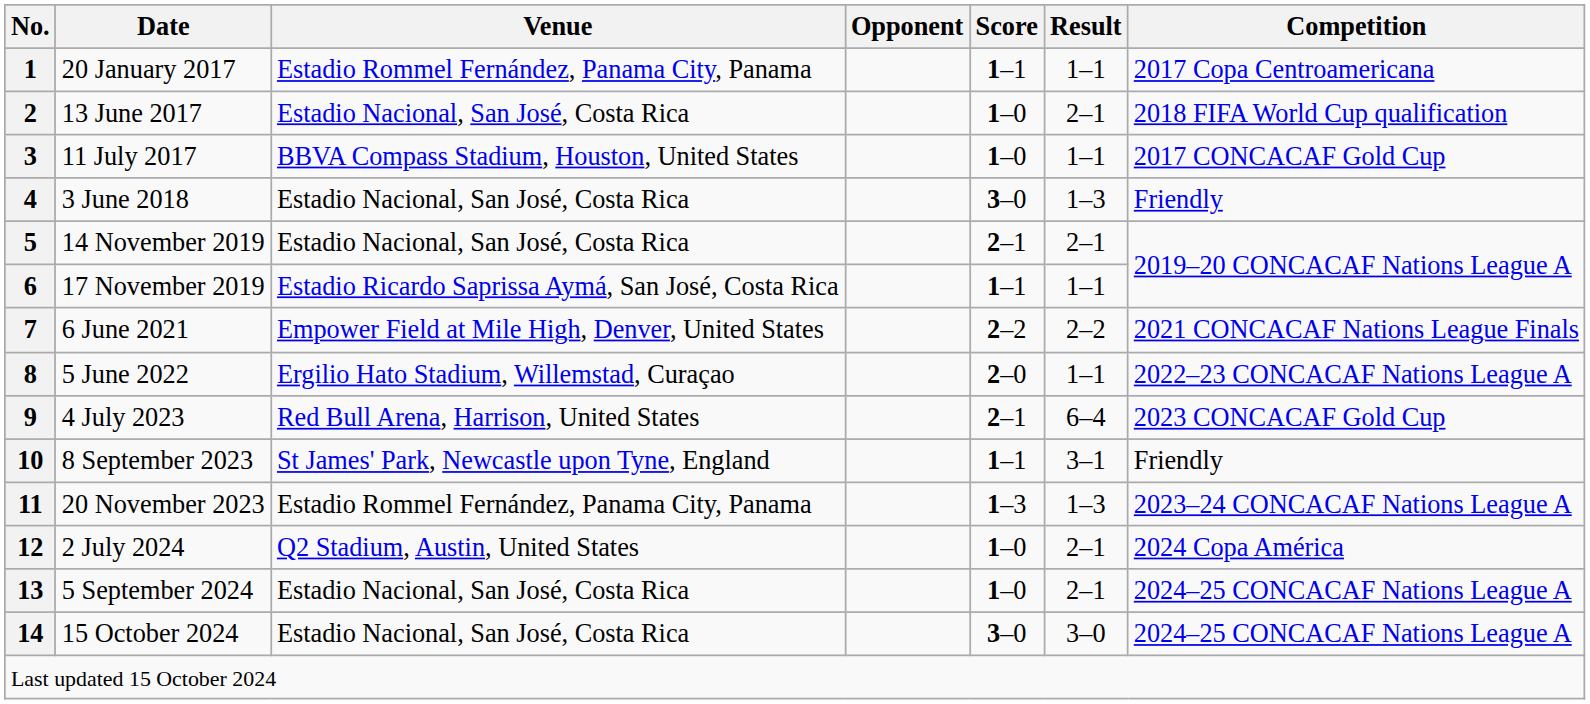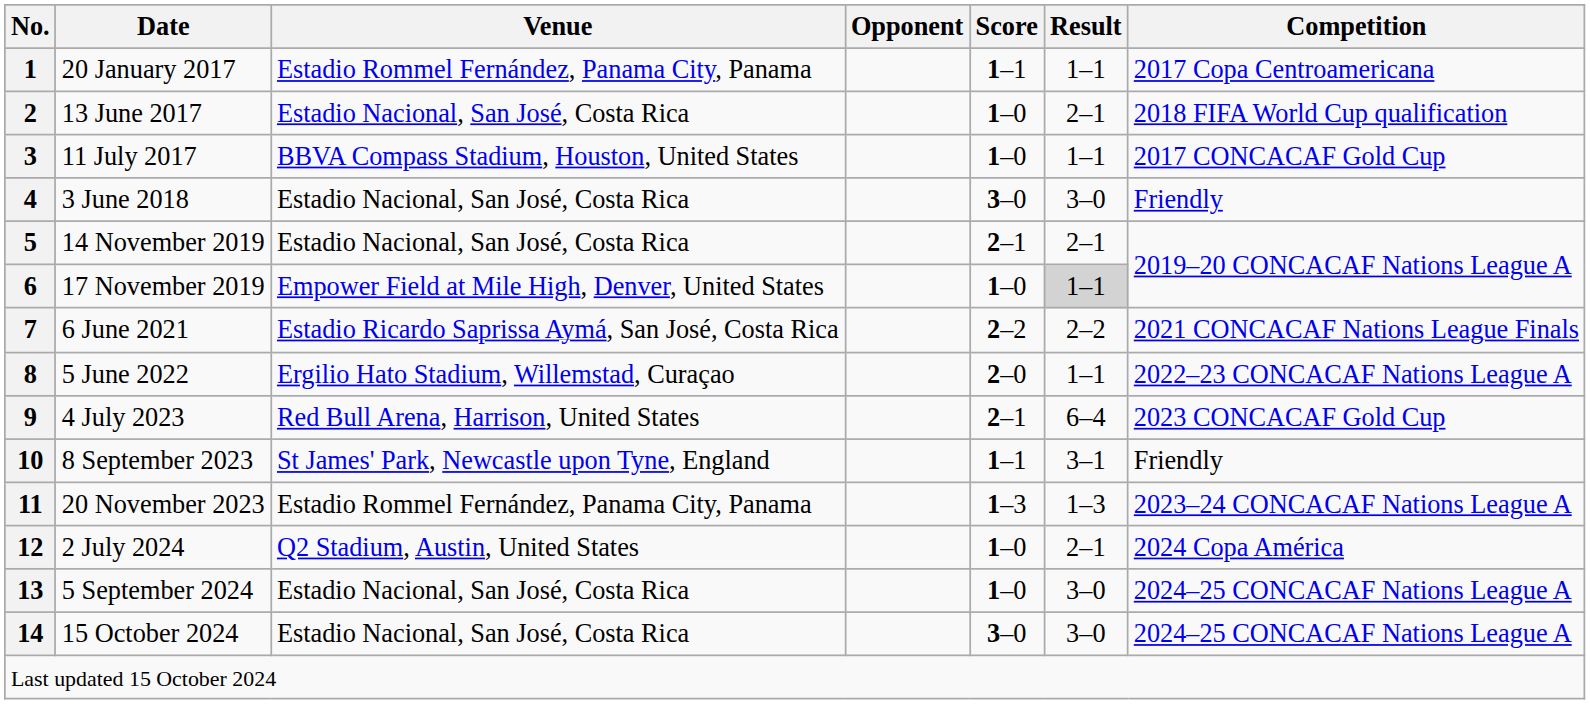(1086, 199) 1–3 -> (1086, 199) 3–0
(558, 286) Estadio Ricardo Saprissa Aymá, San José, Costa Rica -> (550, 286) Empower Field at Mile High, Denver, United States
(1007, 286) 1–1 -> (1007, 286) 1–0
(1086, 286) no background -> (1086, 286) lightgrey background
(550, 329) Empower Field at Mile High, Denver, United States -> (558, 329) Estadio Ricardo Saprissa Aymá, San José, Costa Rica
(1086, 590) 2–1 -> (1086, 590) 3–0
